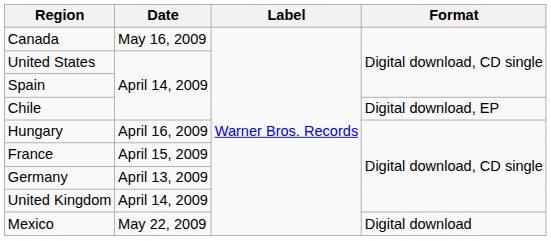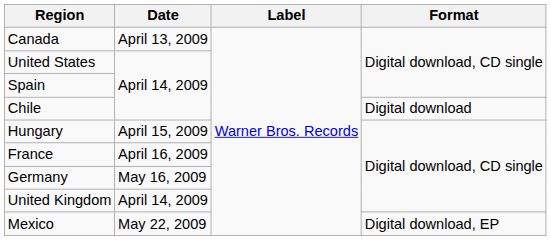(162, 39) May 16, 2009 -> (163, 39) April 13, 2009
(432, 108) Digital download, EP -> (418, 108) Digital download
(163, 131) April 16, 2009 -> (163, 131) April 15, 2009
(163, 154) April 15, 2009 -> (163, 154) April 16, 2009
(163, 177) April 13, 2009 -> (162, 177) May 16, 2009
(418, 223) Digital download -> (432, 223) Digital download, EP
